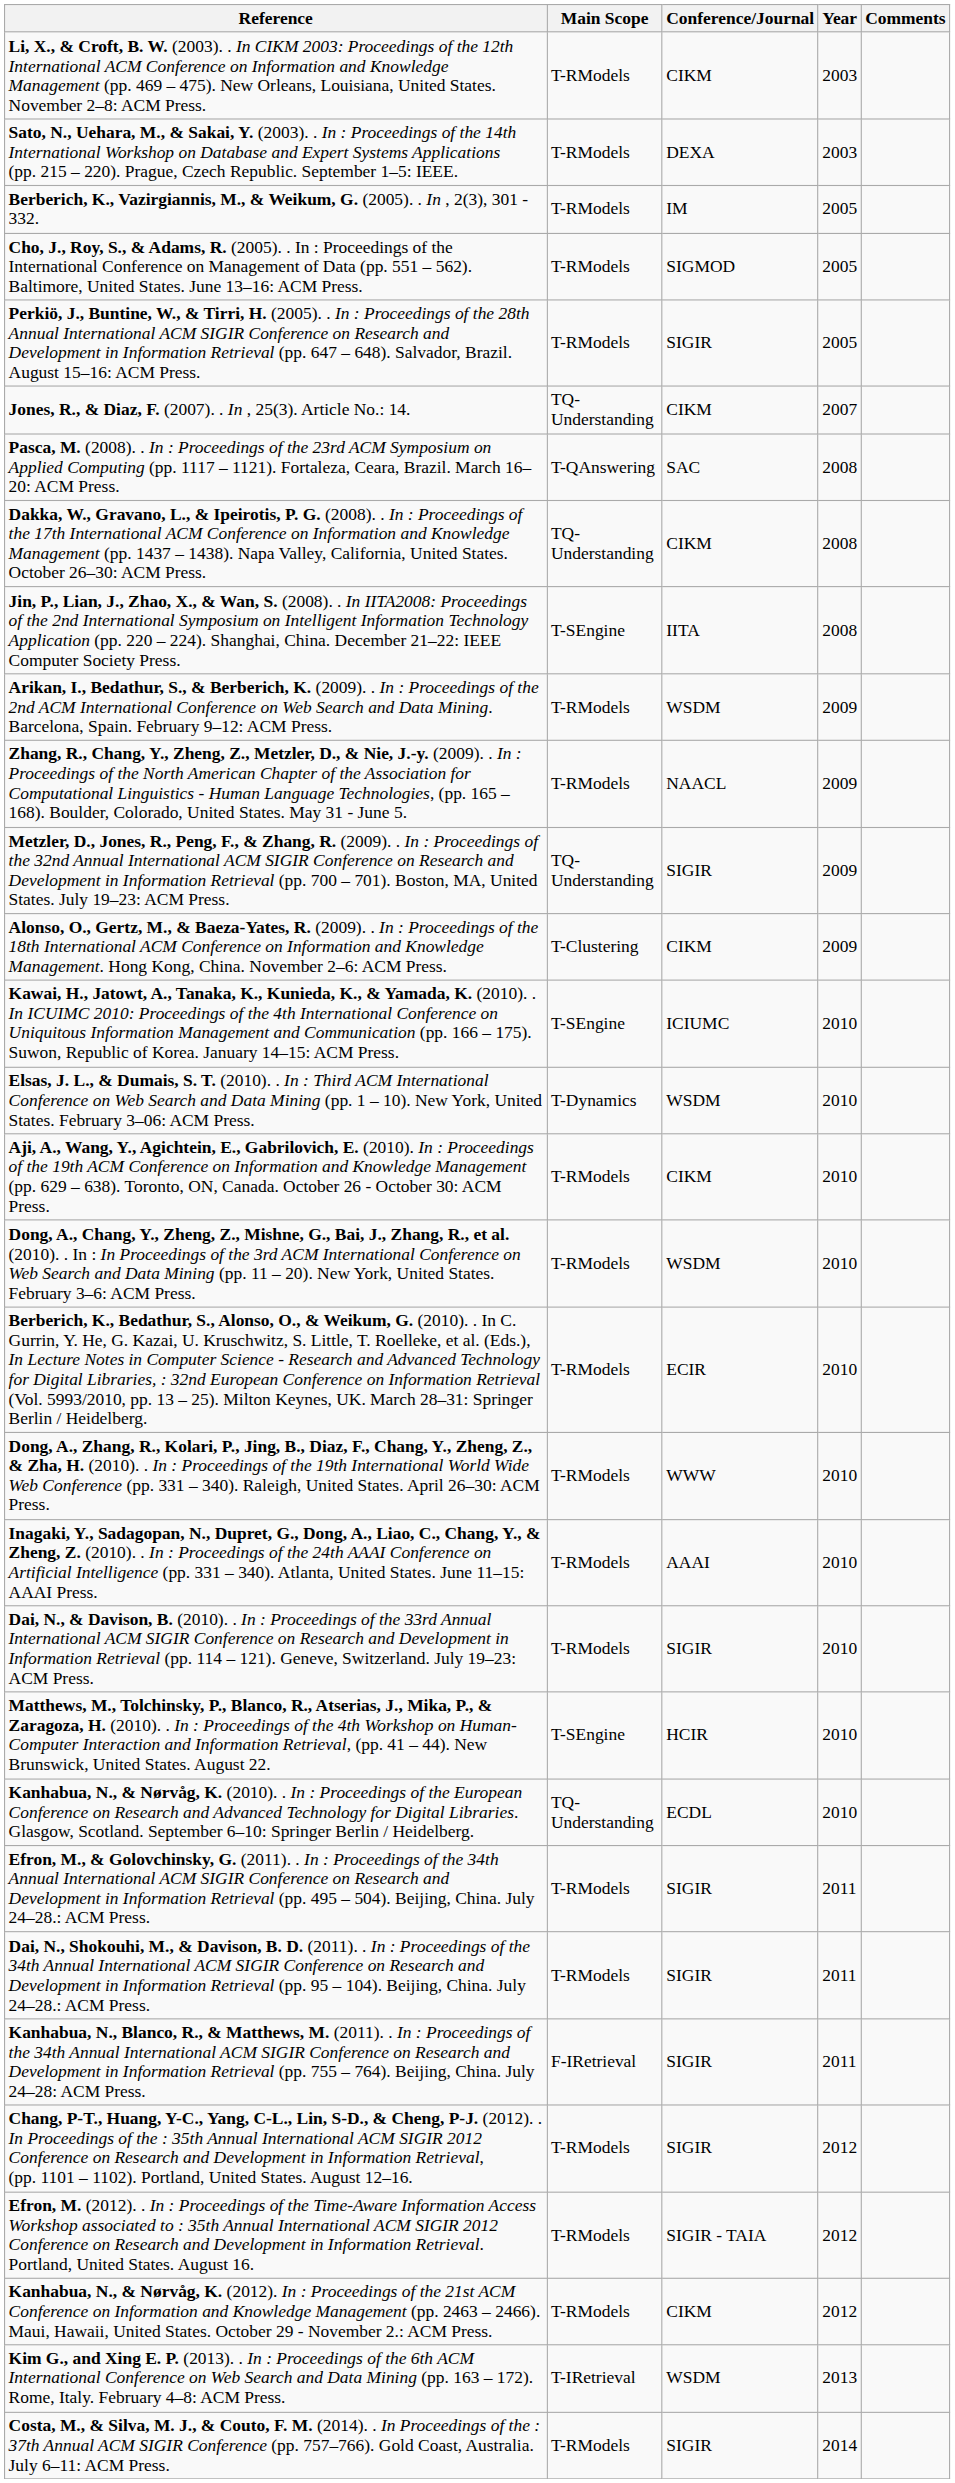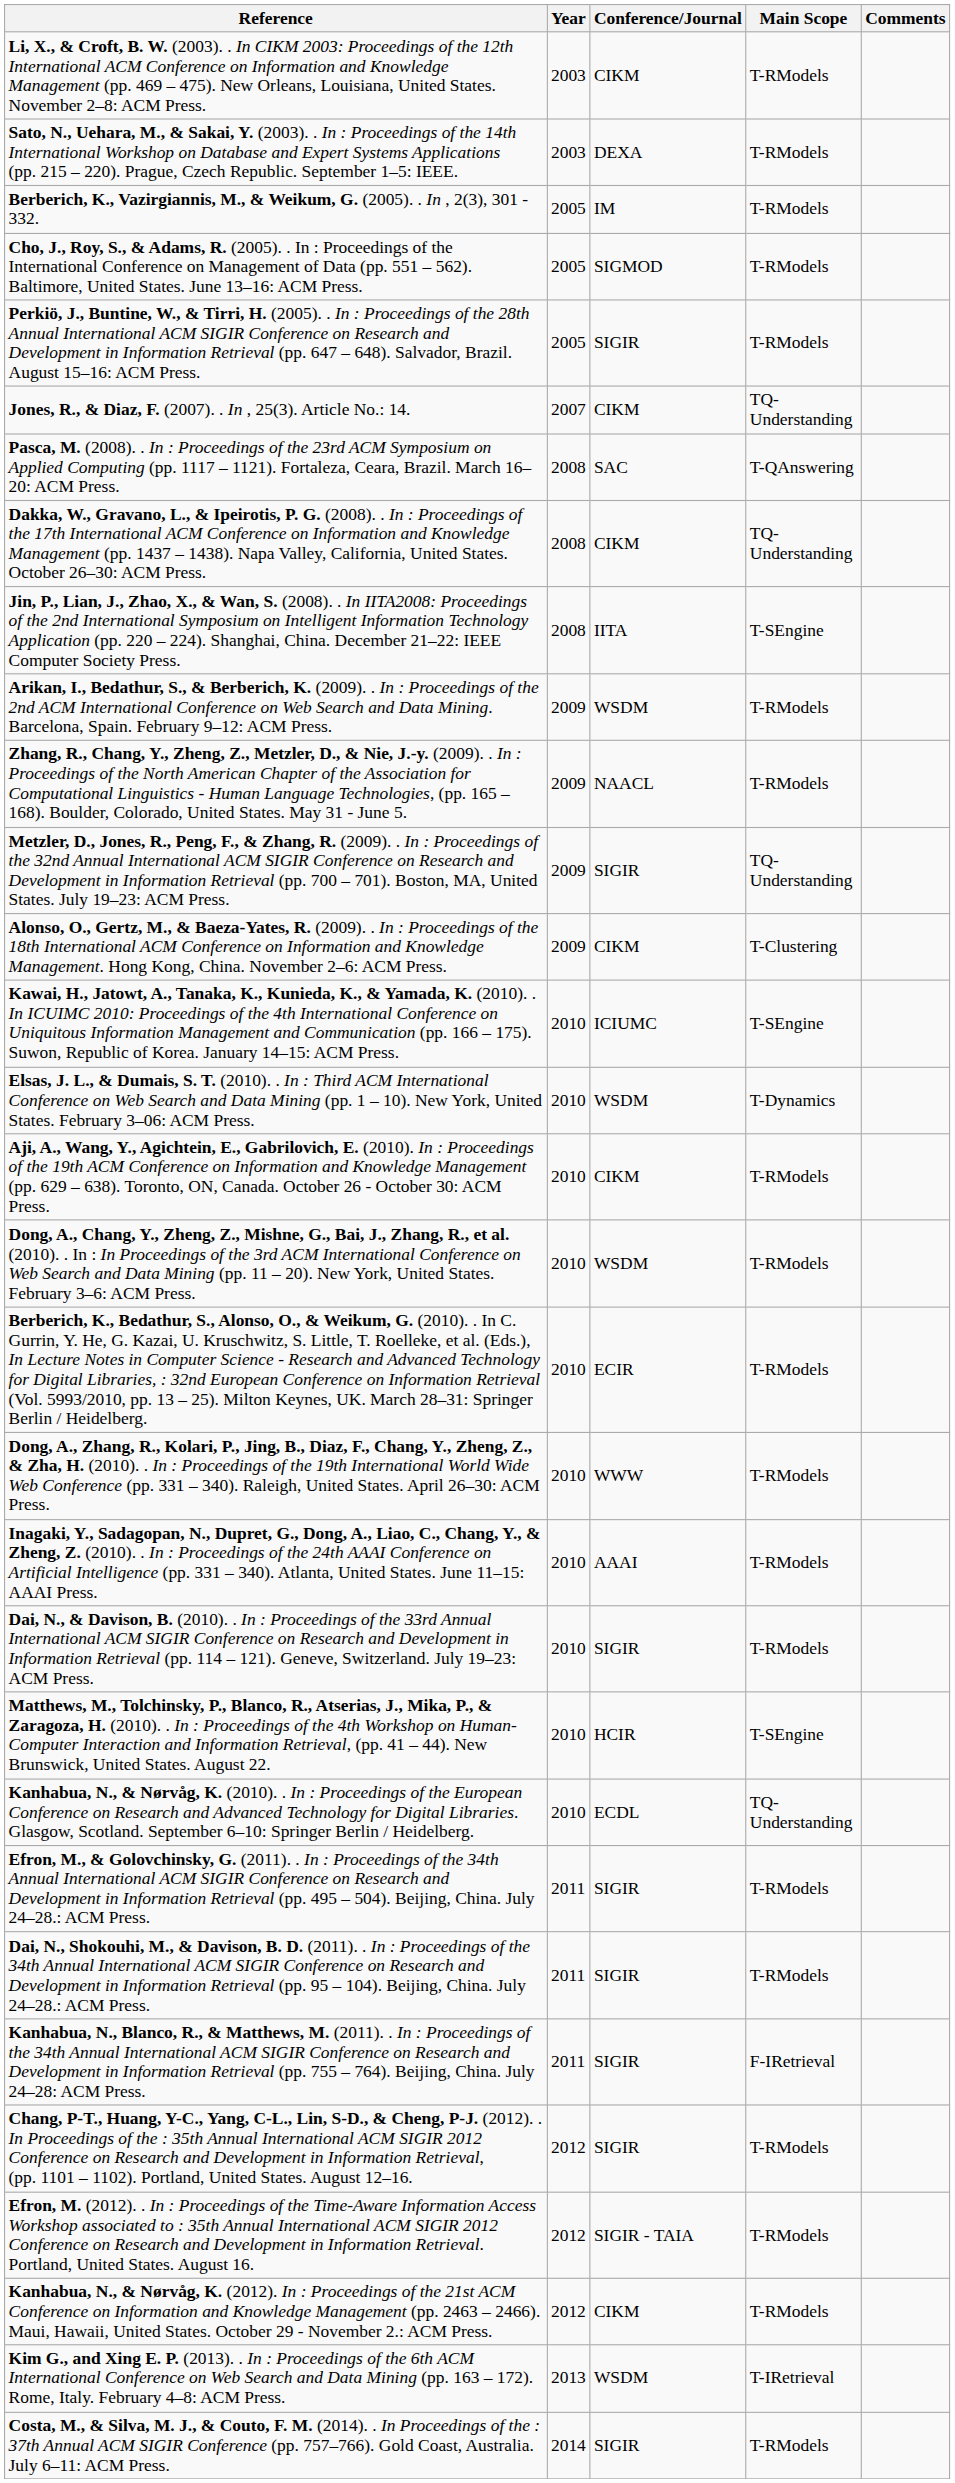columns swapped: (840, 18) <-> (605, 18)
